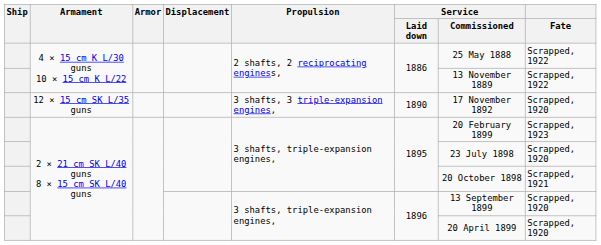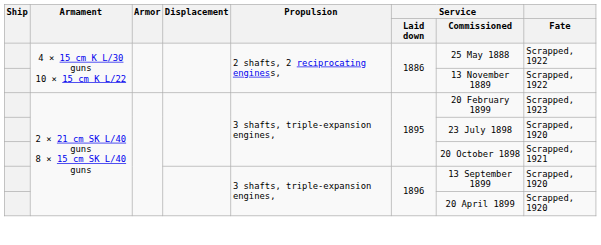- row: (17, 105)
